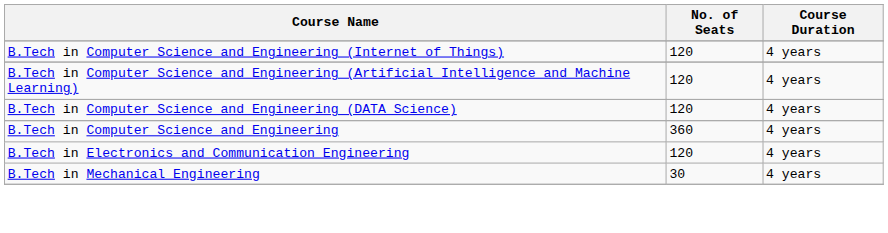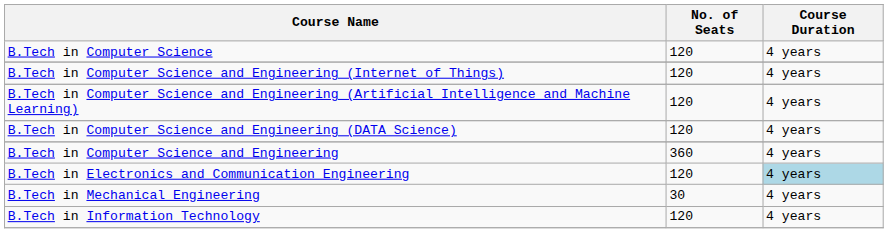+ row: (110, 52)
(794, 153) no background -> (794, 174) lightblue background
+ row: (134, 217)
